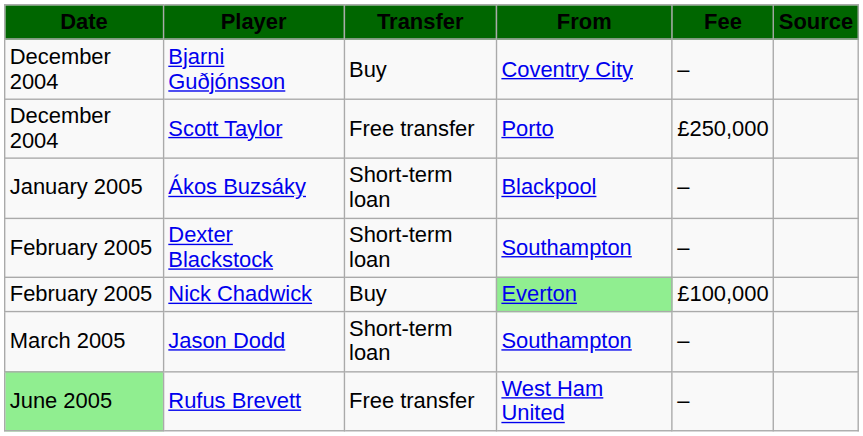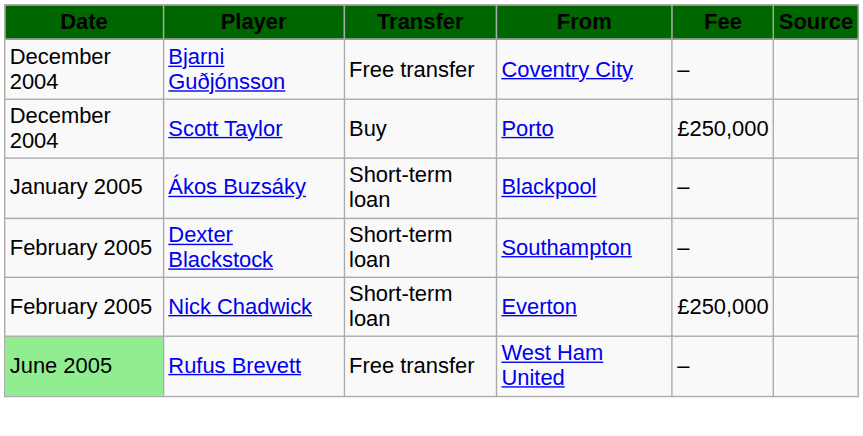(368, 68) Buy -> (412, 68) Free transfer
(412, 128) Free transfer -> (368, 128) Buy
(368, 294) Buy -> (401, 306) Short-term loan
(539, 294) lightgreen background -> (539, 306) no background
(723, 294) £100,000 -> (723, 306) £250,000
- row: (227, 341)
